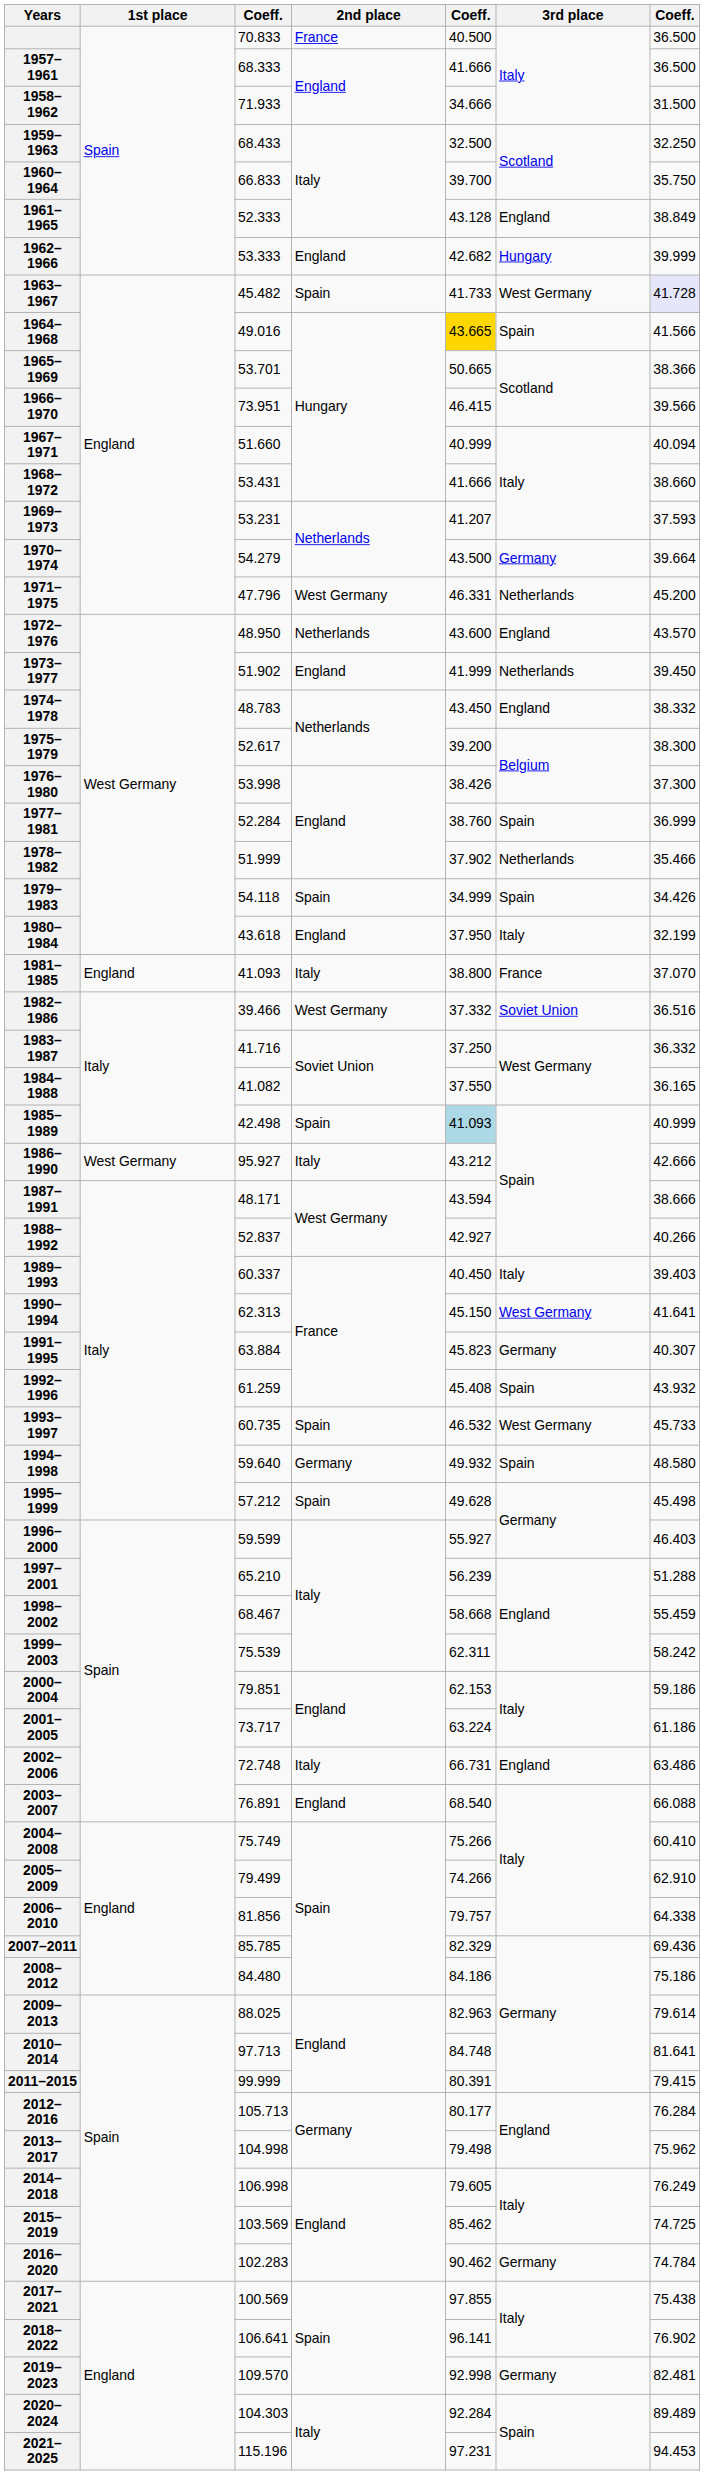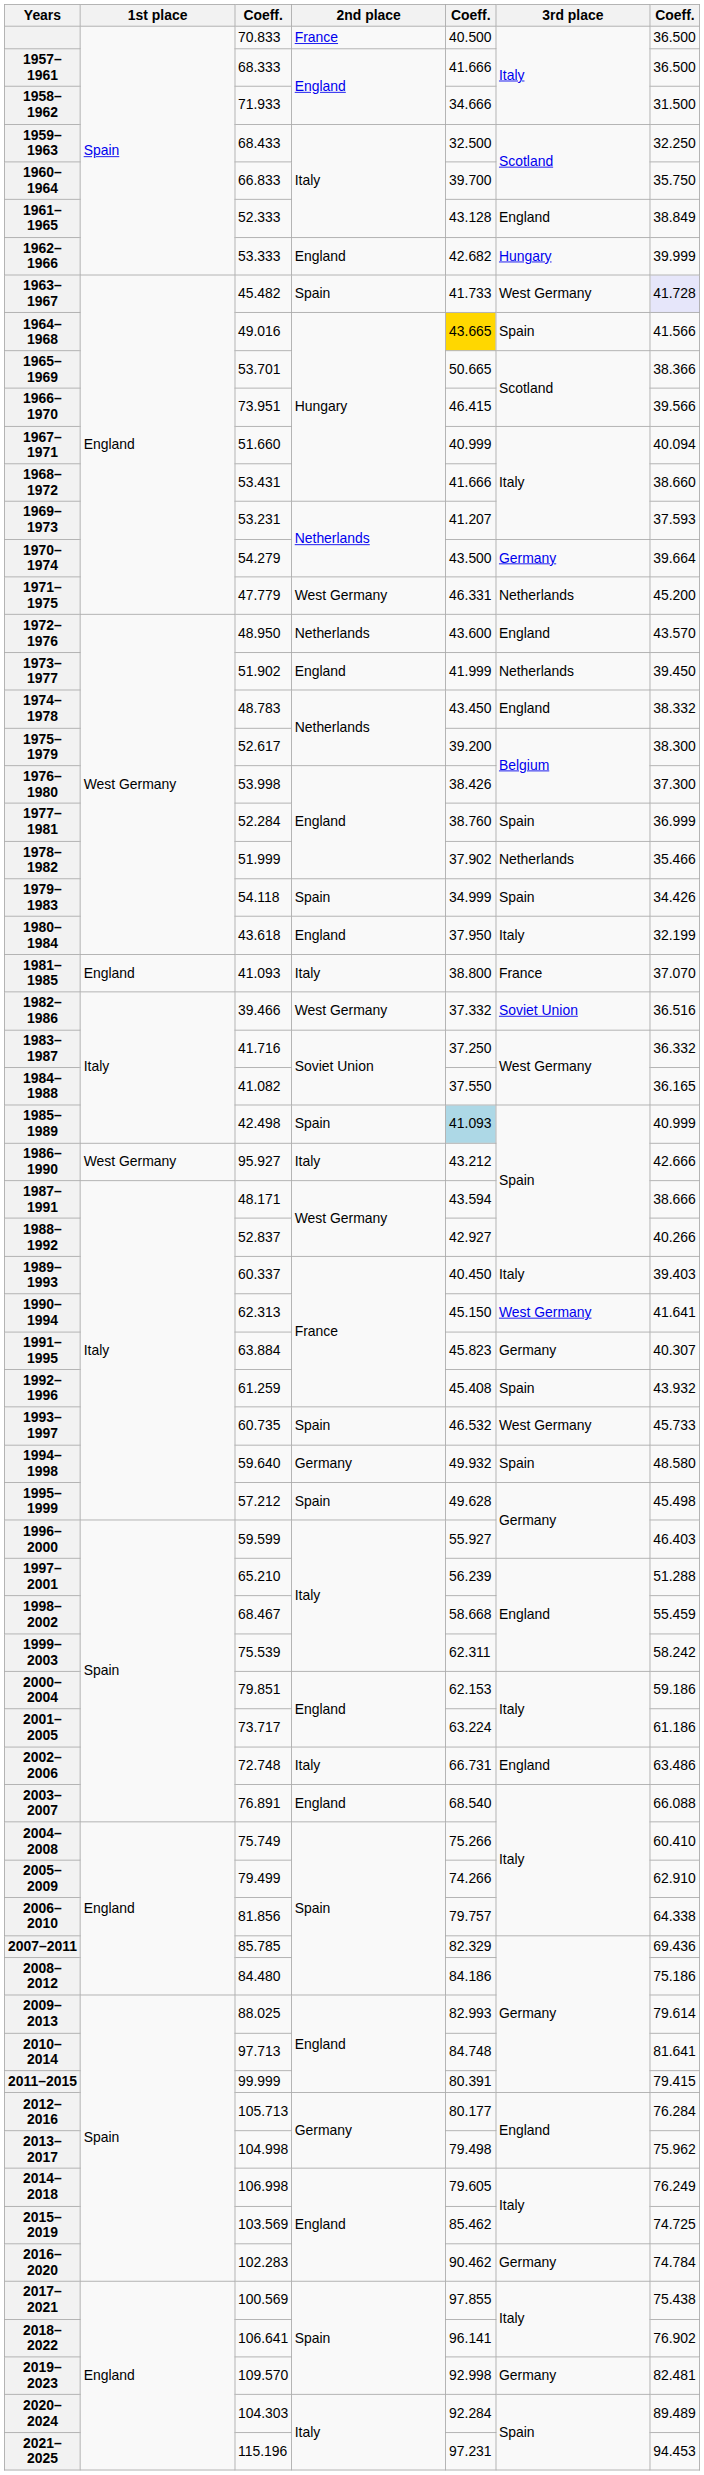(259, 595) 47.796 -> (259, 595) 47.779
(470, 2014) 82.963 -> (470, 2014) 82.993
